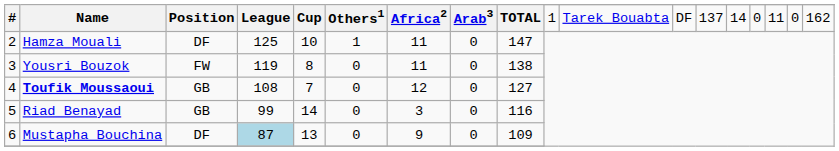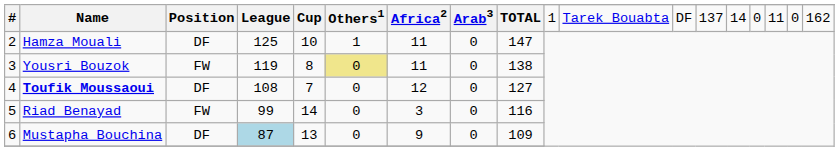(356, 65) no background -> (356, 65) khaki background
(202, 88) GB -> (202, 88) DF
(202, 111) GB -> (202, 111) FW
